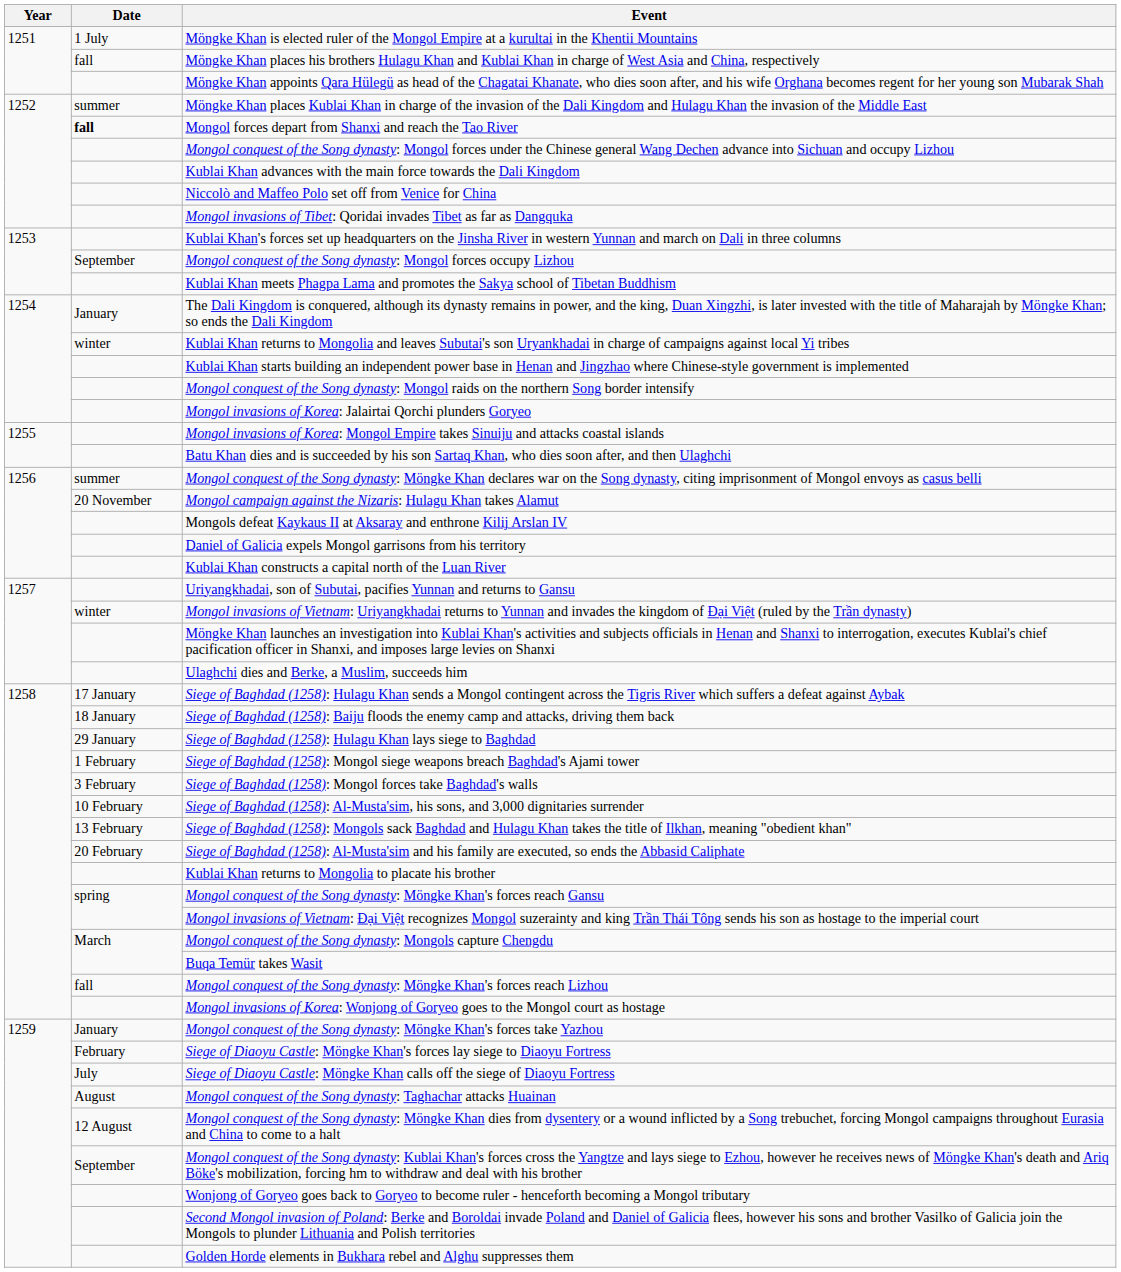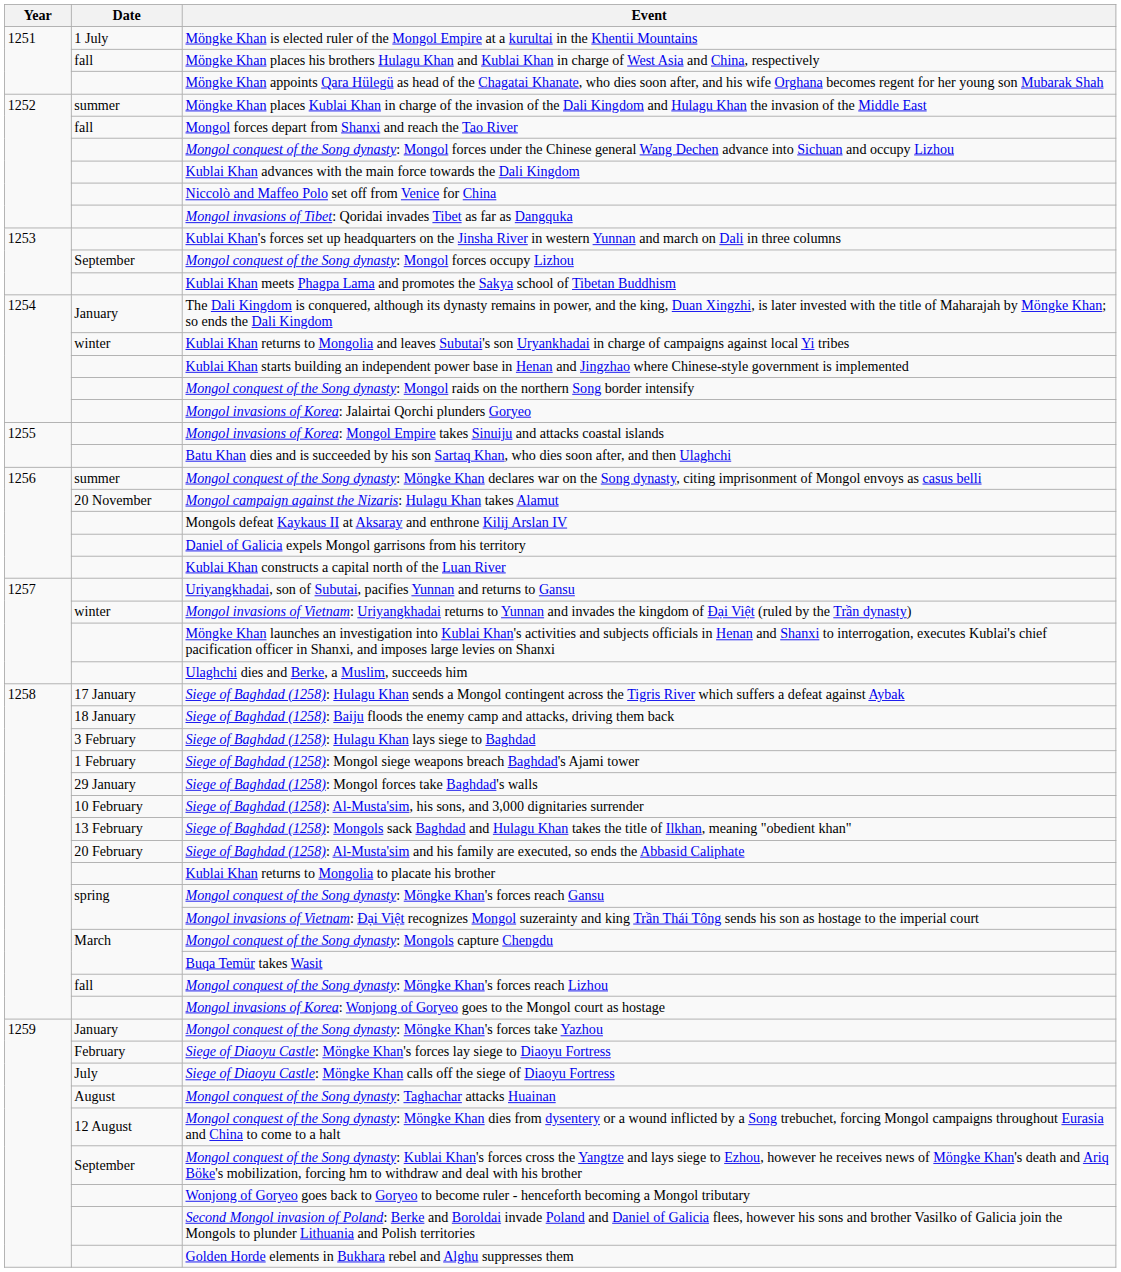(84, 127) bold -> (84, 127) normal
(105, 739) 29 January -> (105, 739) 3 February
(105, 784) 3 February -> (105, 784) 29 January
